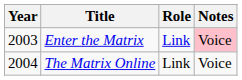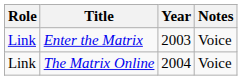columns swapped: (23, 16) <-> (177, 16)
(215, 39) pink background -> (215, 39) no background
